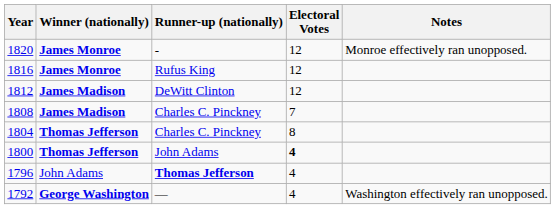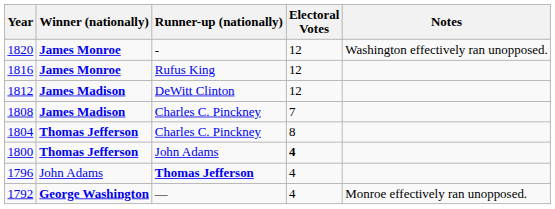(436, 49) Monroe effectively ran unopposed. -> (446, 49) Washington effectively ran unopposed.
(446, 193) Washington effectively ran unopposed. -> (436, 193) Monroe effectively ran unopposed.
